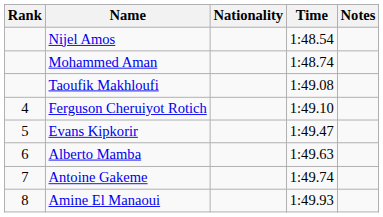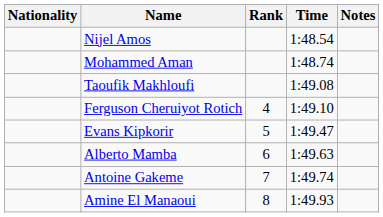columns swapped: (25, 16) <-> (248, 16)
